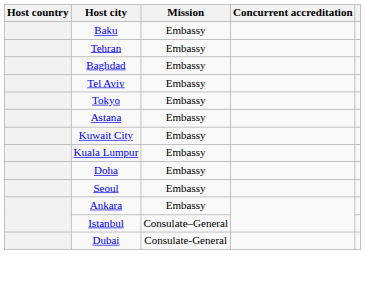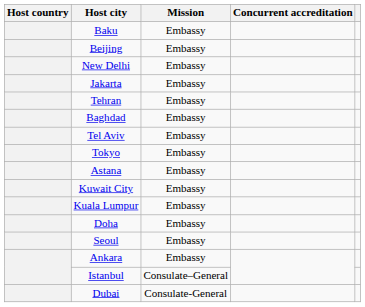+ row: (106, 48)
+ row: (106, 65)
+ row: (106, 83)
